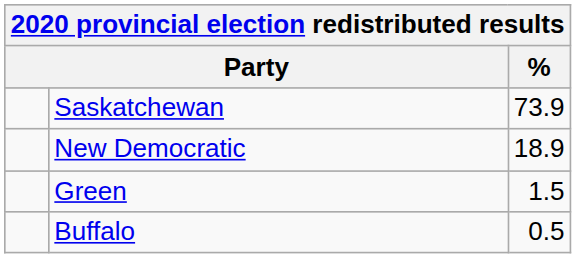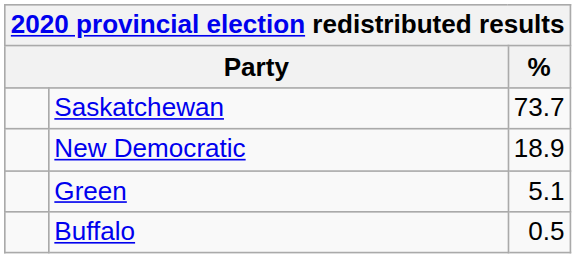(539, 107) 73.9 -> (539, 107) 73.7
(546, 190) 1.5 -> (546, 190) 5.1
